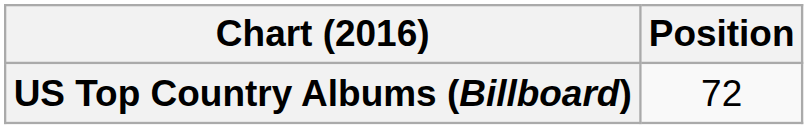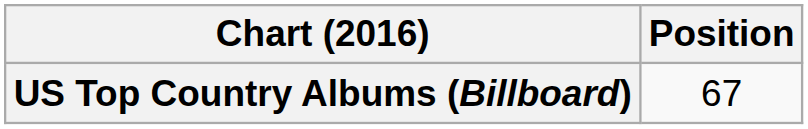(722, 92) 72 -> (722, 92) 67
